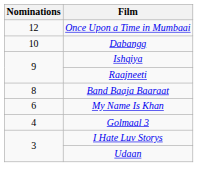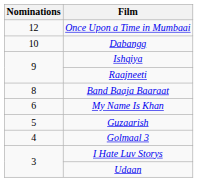+ row: (128, 122)
